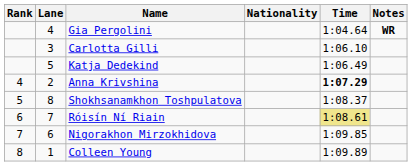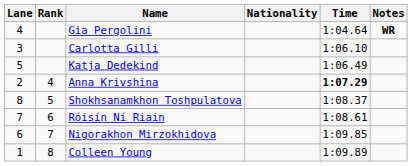columns swapped: (20, 13) <-> (51, 13)
(345, 117) khaki background -> (345, 117) no background
